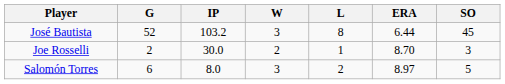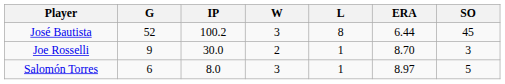(213, 32) 103.2 -> (213, 32) 100.2
(150, 50) 2 -> (150, 50) 9
(341, 69) 2 -> (341, 69) 1
